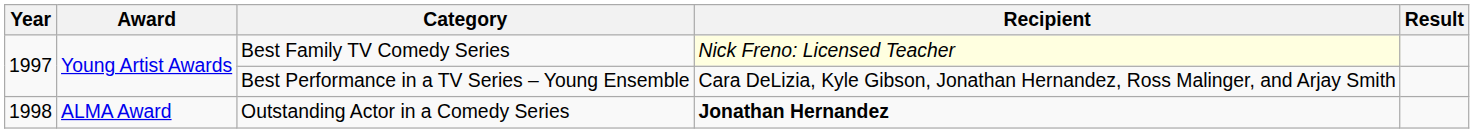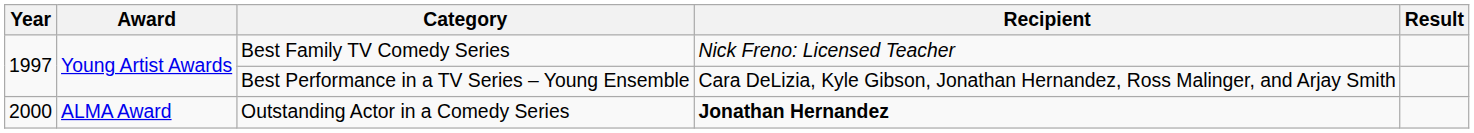(827, 50) lightyellow background -> (827, 50) no background
(31, 111) 1998 -> (31, 111) 2000
